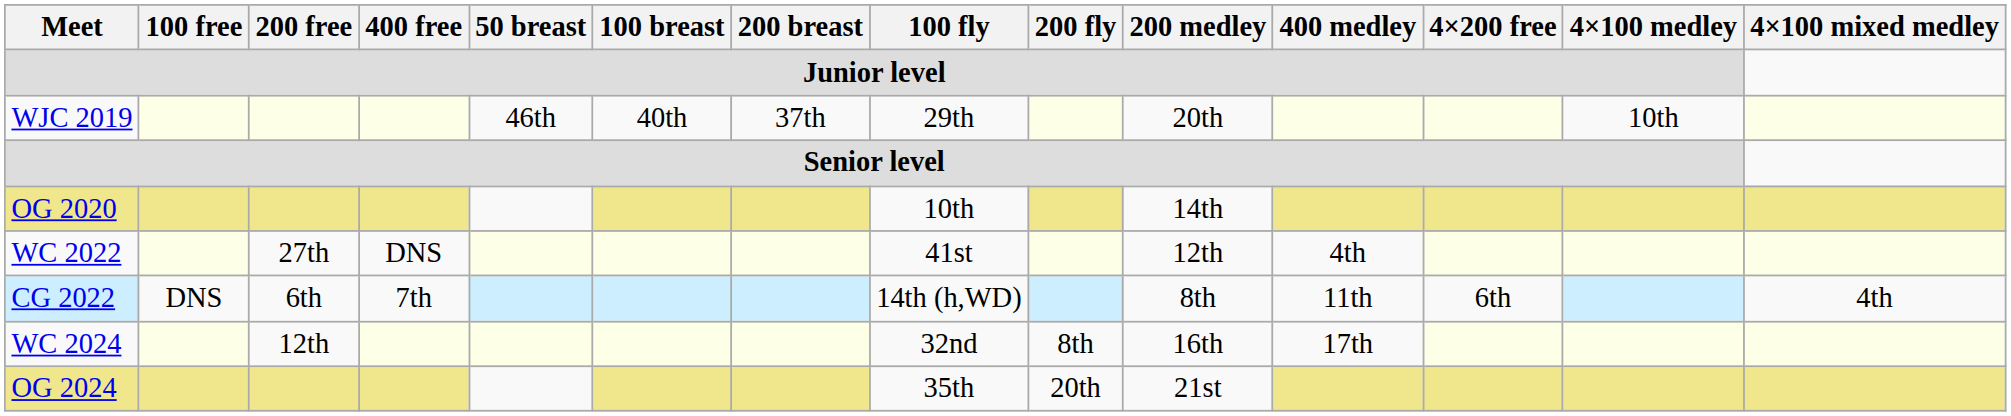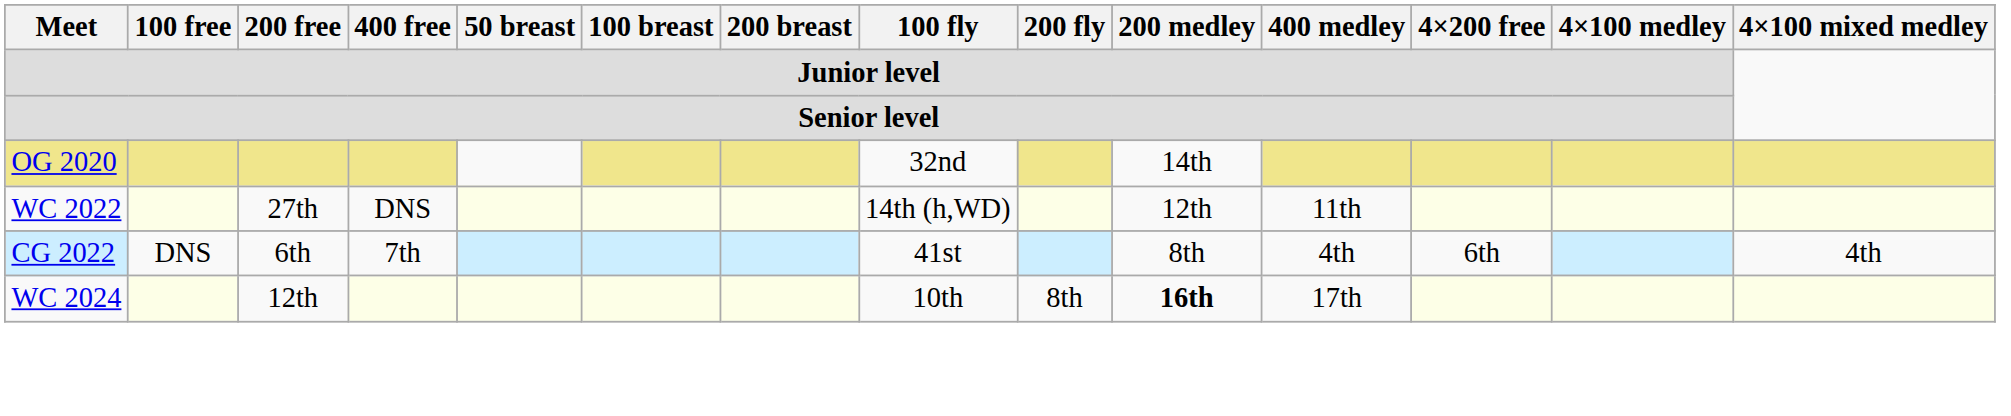- row: (72, 117)
(949, 207) 10th -> (938, 162) 32nd
(949, 252) 41st -> (938, 207) 14th (h,WD)
(1348, 252) 4th -> (1337, 207) 11th
(949, 298) 14th (h,WD) -> (938, 252) 41st
(1348, 298) 11th -> (1337, 252) 4th
(949, 343) 32nd -> (938, 298) 10th
(1198, 343) normal -> (1187, 298) bold
- row: (64, 388)
